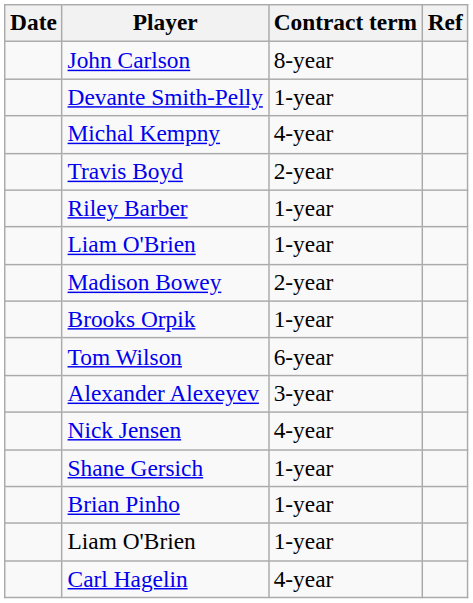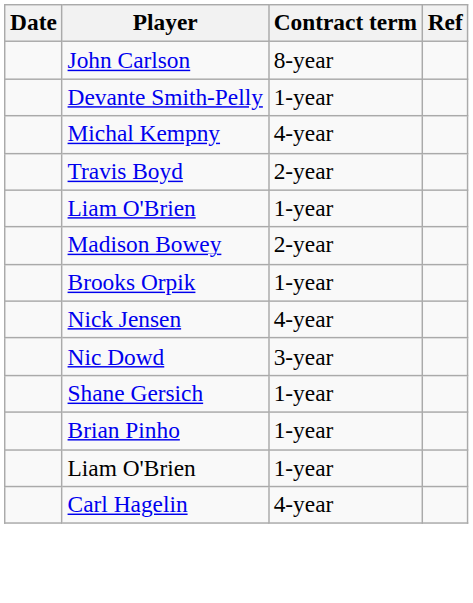- row: (128, 208)
- row: (125, 356)
- row: (163, 393)
+ row: (116, 356)
